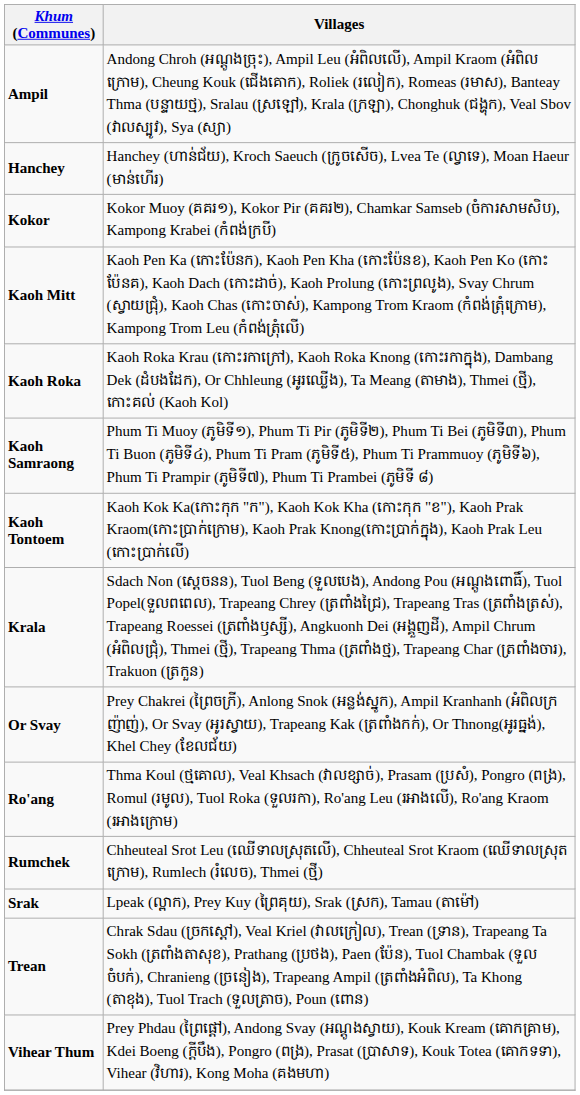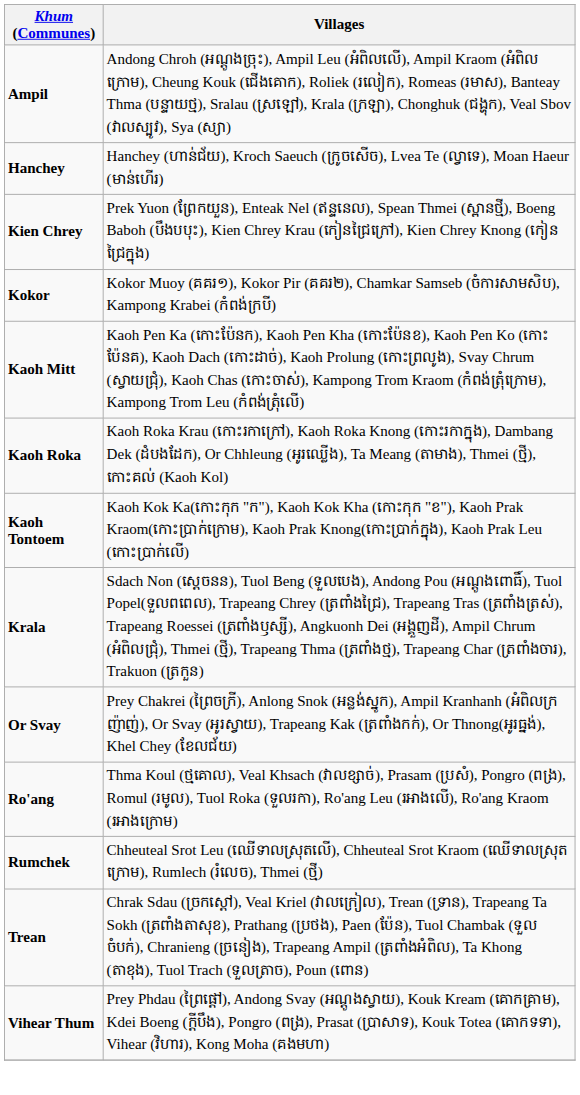+ row: (45, 231)
- row: (41, 455)
- row: (23, 903)
